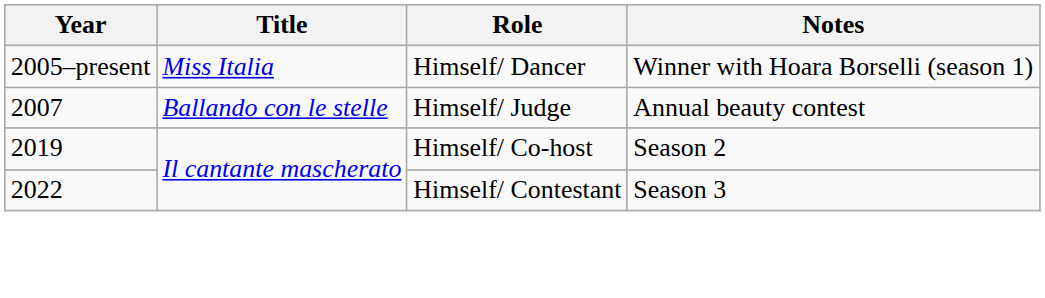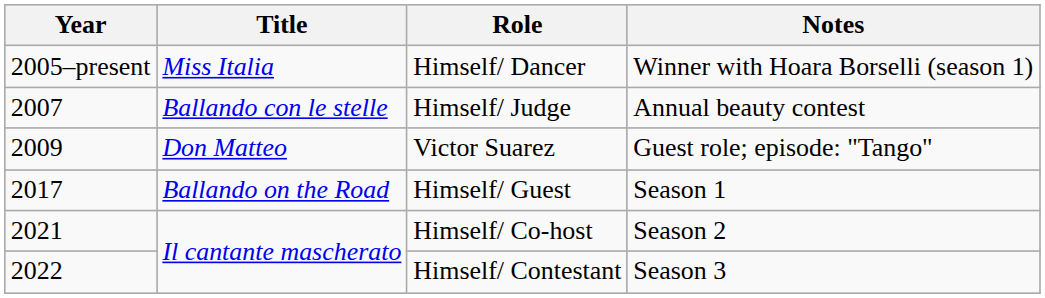+ row: (484, 148)
+ row: (492, 189)
(37, 148) 2019 -> (37, 230) 2021
